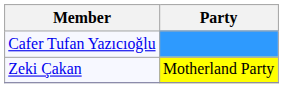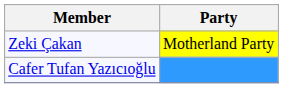rows swapped: (45, 70) <-> (82, 44)
